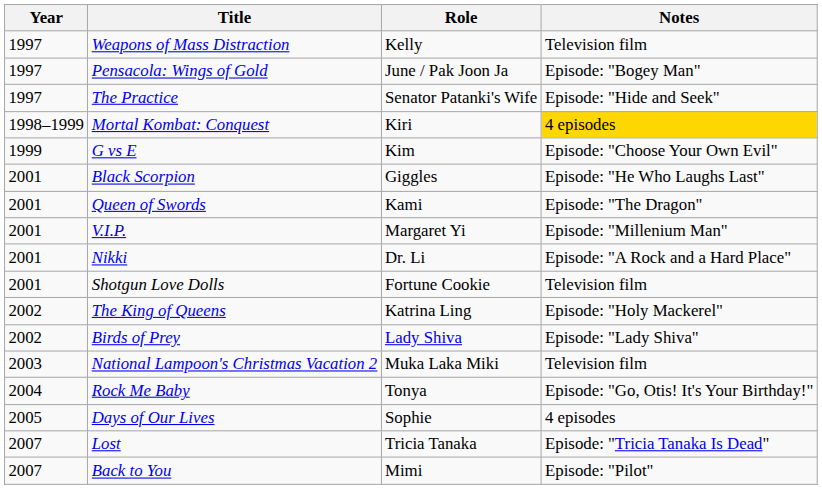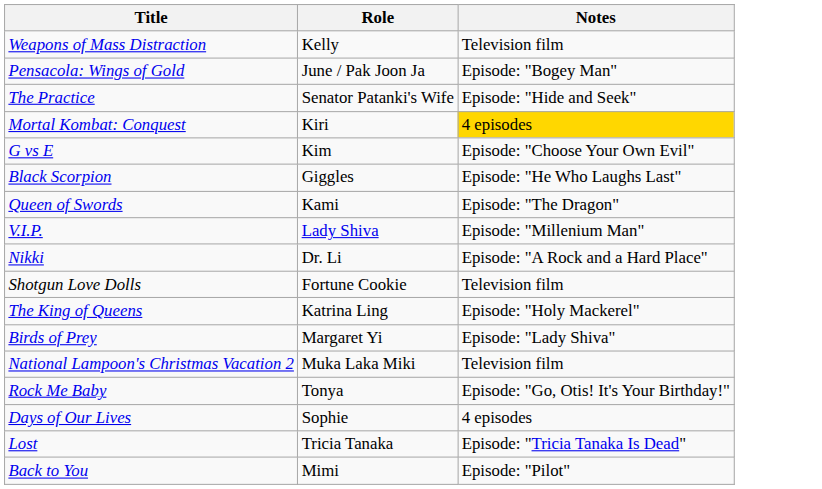- column: (46, 17)
(425, 230) Margaret Yi -> (340, 230) Lady Shiva
(423, 337) Lady Shiva -> (342, 337) Margaret Yi
